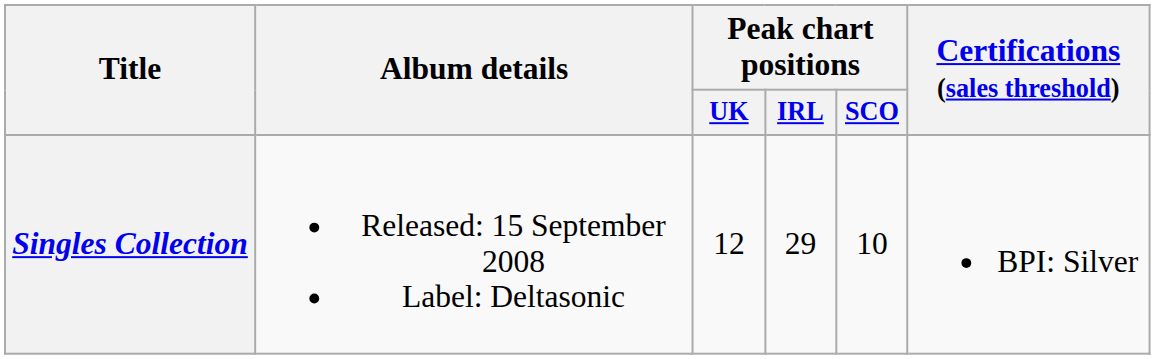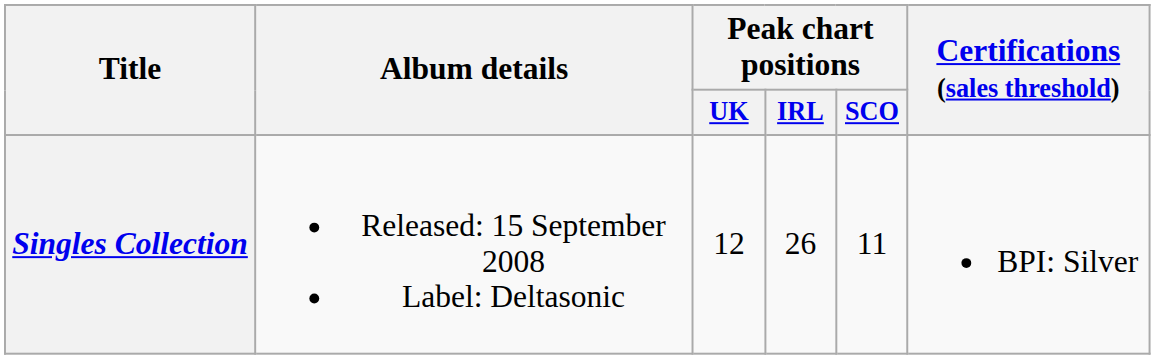(800, 243) 29 -> (800, 243) 26
(872, 243) 10 -> (872, 243) 11
